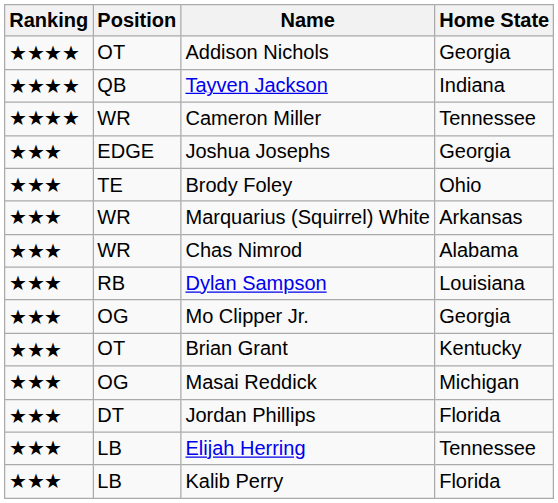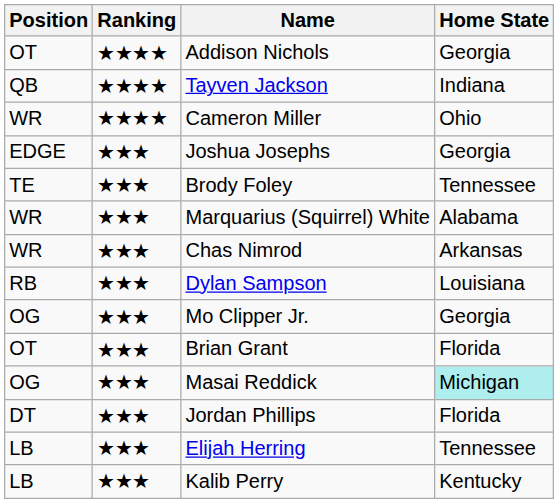columns swapped: (49, 20) <-> (137, 20)
(488, 118) Tennessee -> (460, 118) Ohio
(460, 184) Ohio -> (488, 184) Tennessee
(481, 217) Arkansas -> (479, 217) Alabama
(479, 250) Alabama -> (481, 250) Arkansas
(480, 349) Kentucky -> (470, 349) Florida
(479, 382) no background -> (479, 382) paleturquoise background
(470, 481) Florida -> (480, 481) Kentucky
